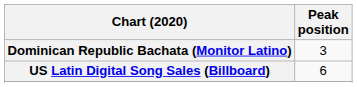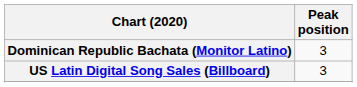(323, 71) 6 -> (323, 71) 3
